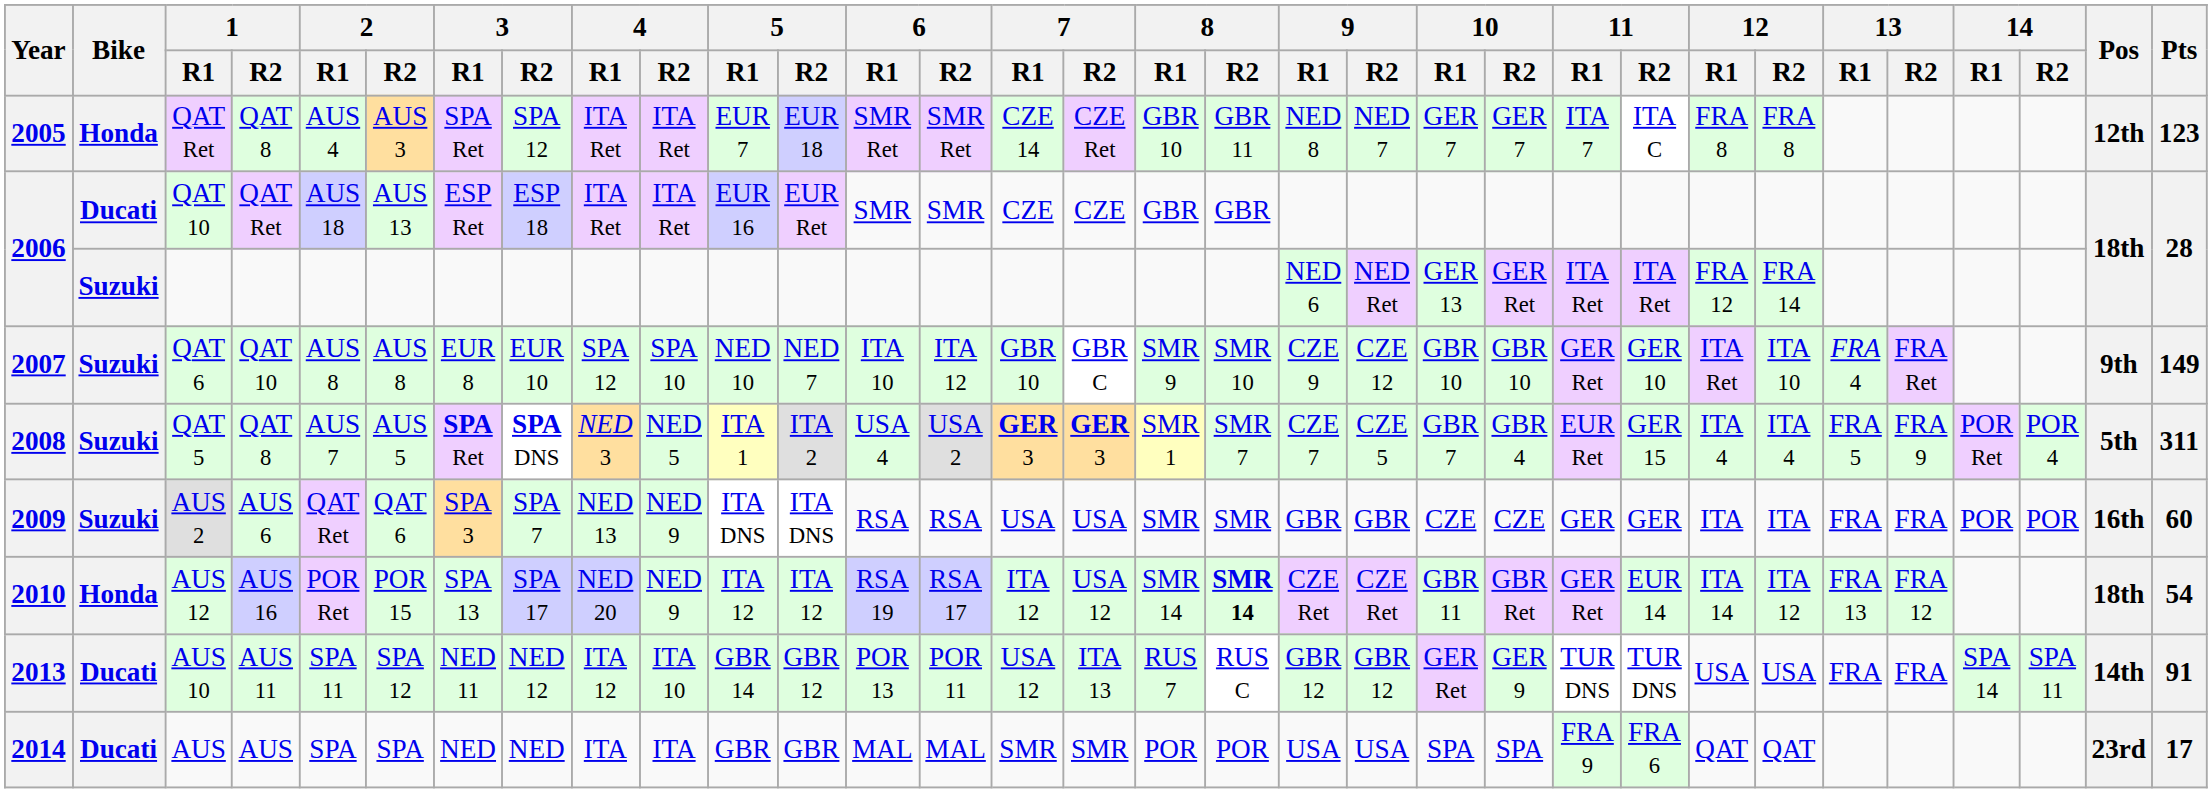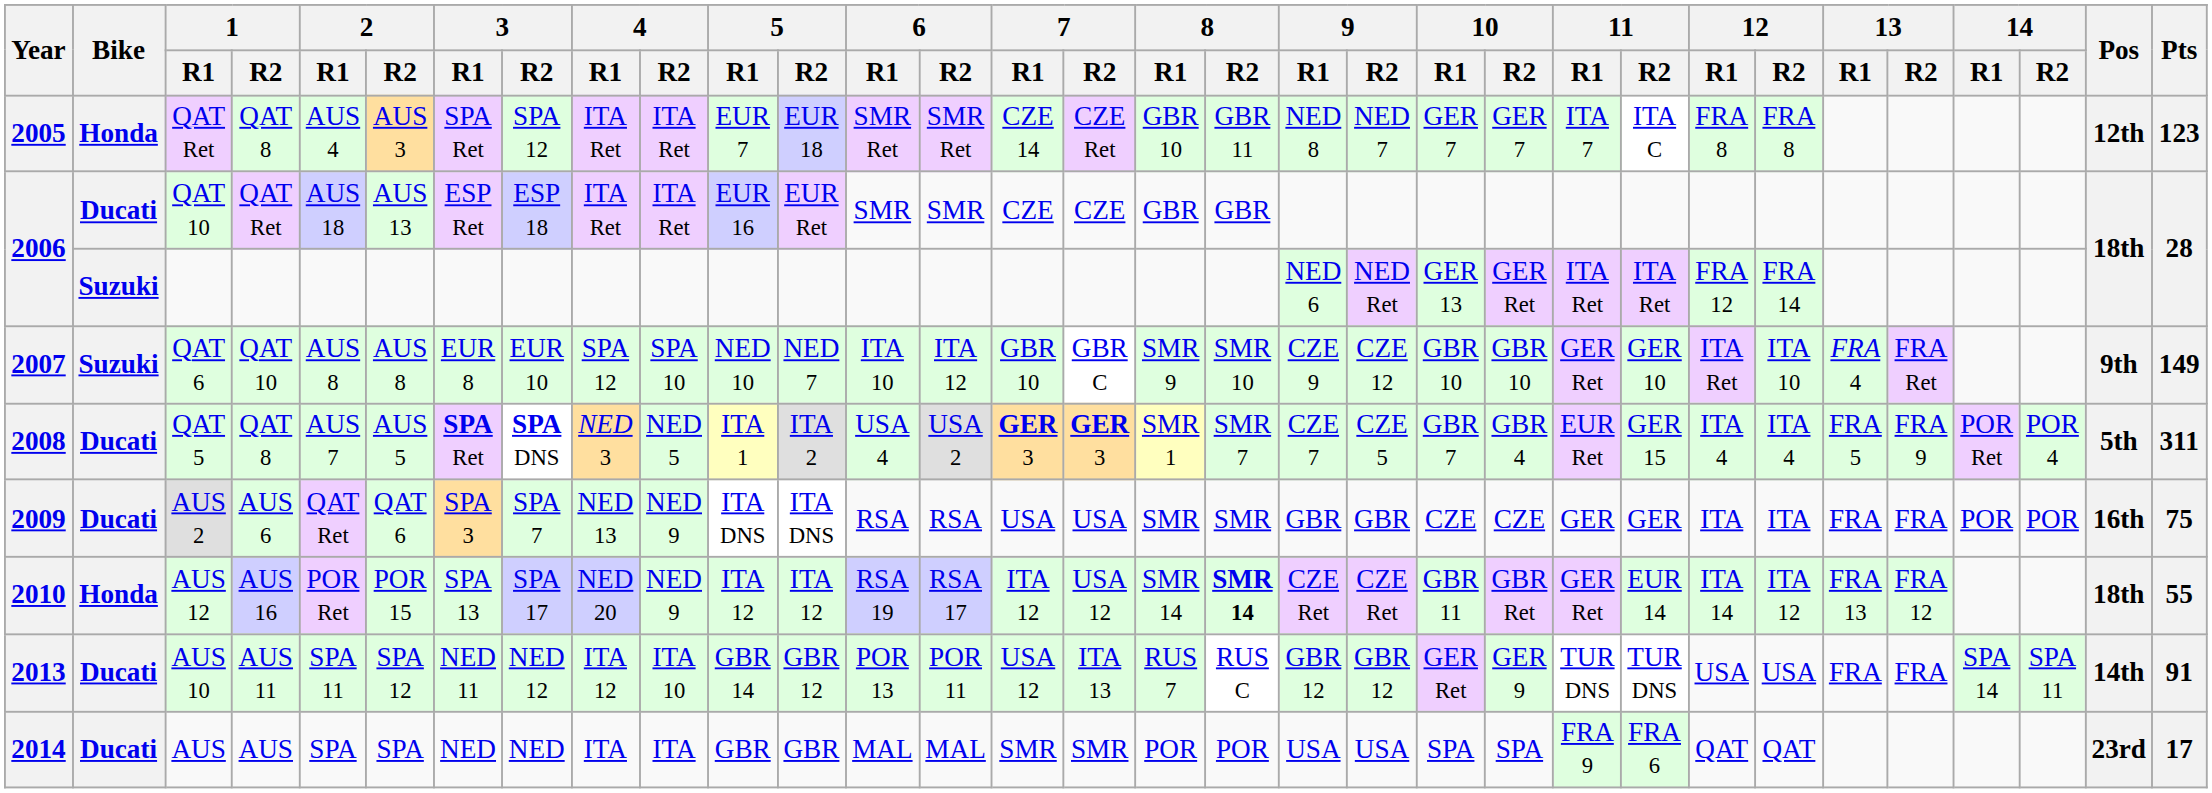(119, 441) Suzuki -> (119, 441) Ducati
(119, 518) Suzuki -> (119, 518) Ducati
(2179, 518) 60 -> (2179, 518) 75
(2179, 595) 54 -> (2179, 595) 55
